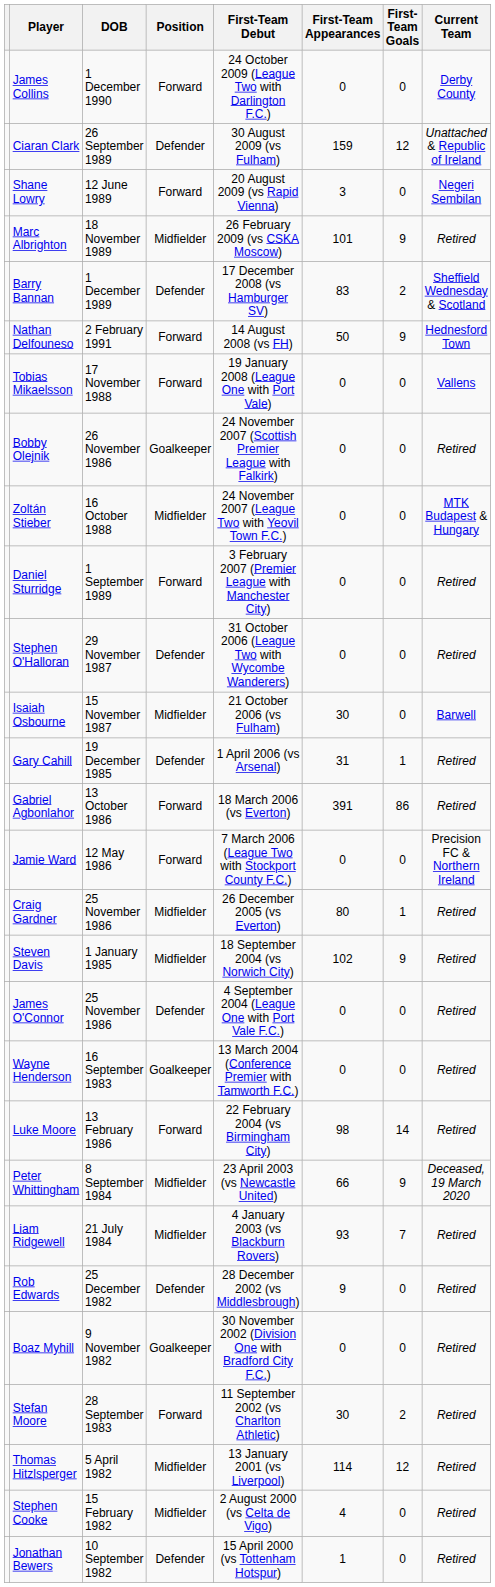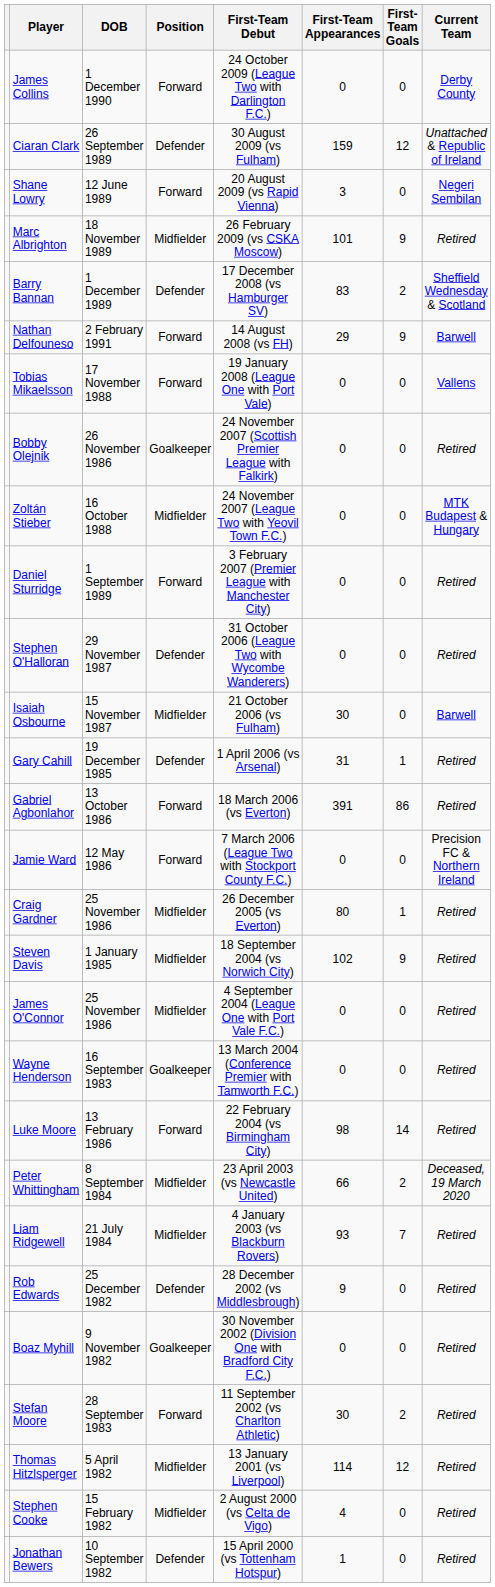(343, 337) 50 -> (343, 337) 29
(456, 337) Hednesford Town -> (456, 337) Barwell
(180, 1011) Defender -> (180, 1011) Midfielder
(402, 1183) 9 -> (402, 1183) 2
